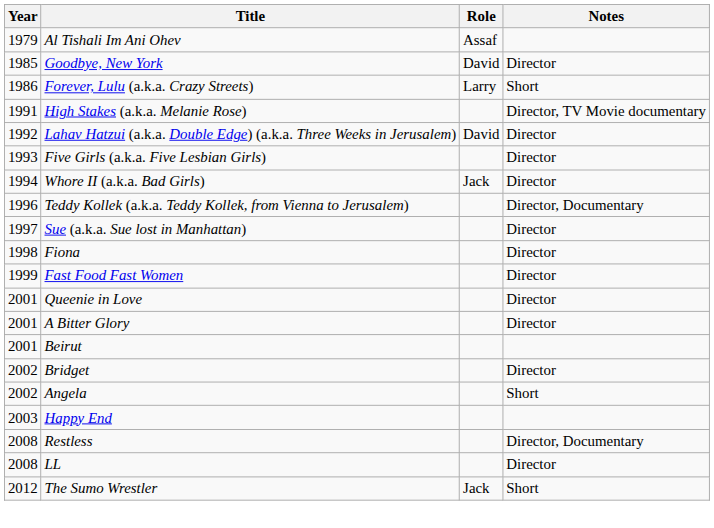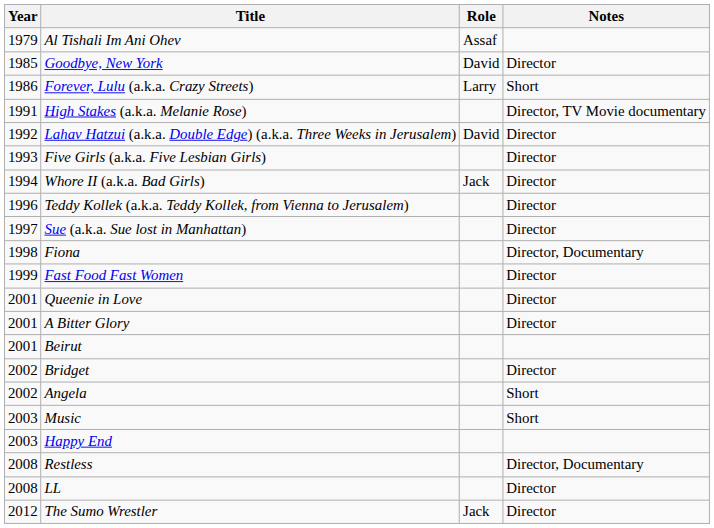(575, 205) Director, Documentary -> (531, 205) Director
(531, 252) Director -> (575, 252) Director, Documentary
+ row: (63, 417)
(522, 488) Short -> (531, 511) Director
